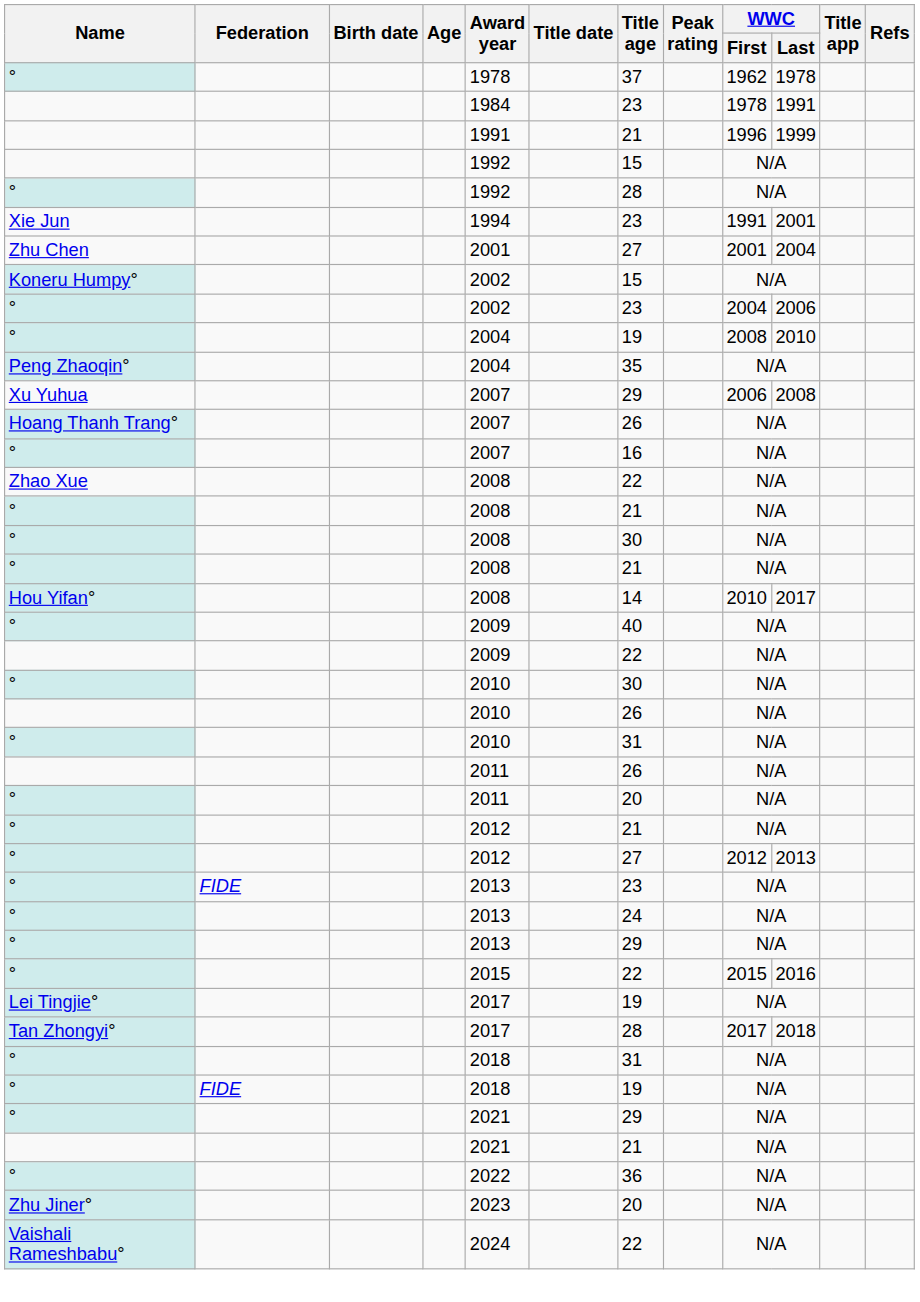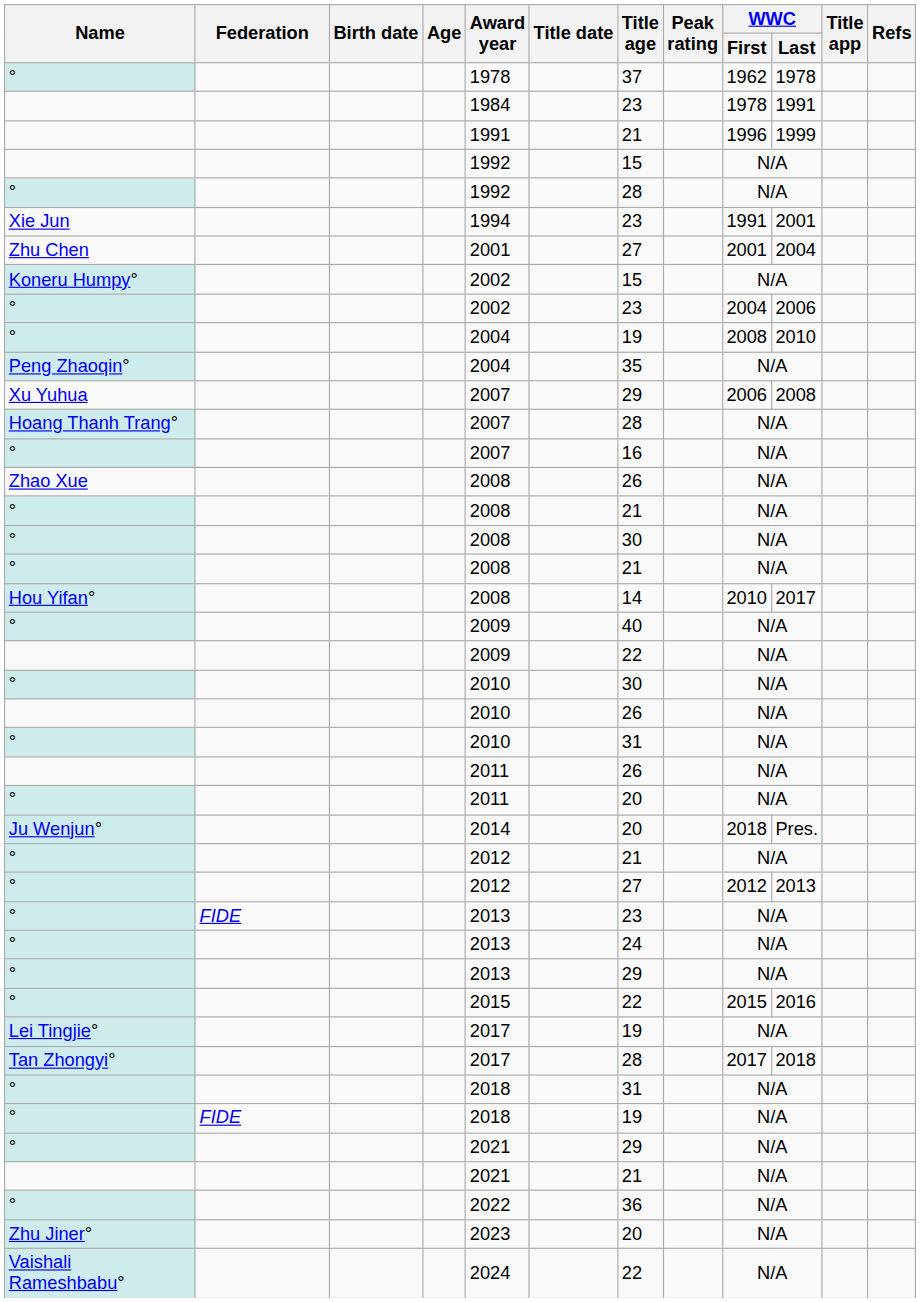(632, 423) 26 -> (632, 423) 28
(632, 481) 22 -> (632, 481) 26
+ row: (55, 828)
